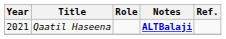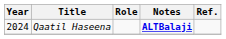(18, 27) 2021 -> (18, 27) 2024
